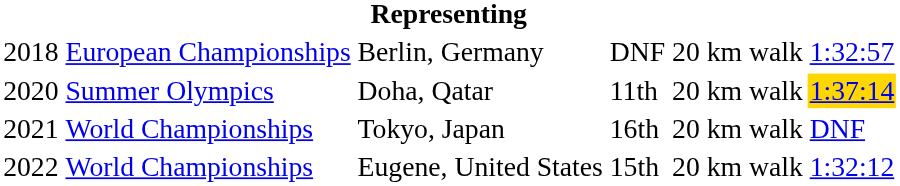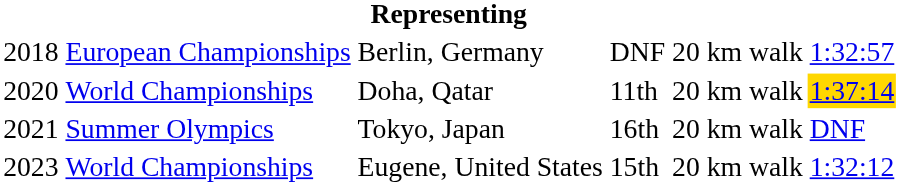(170, 90) Summer Olympics -> (189, 90) World Championships
(189, 128) World Championships -> (170, 128) Summer Olympics
(31, 166) 2022 -> (31, 166) 2023
